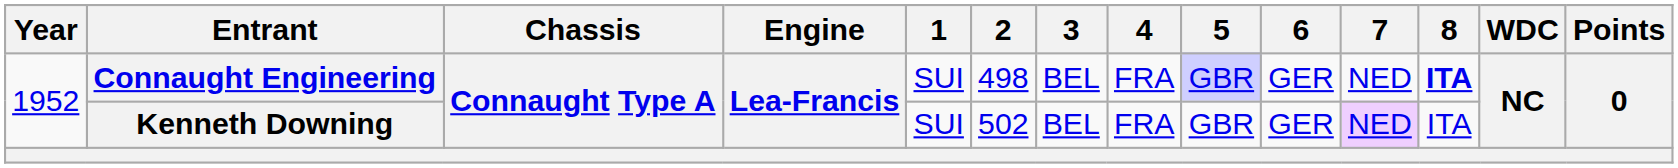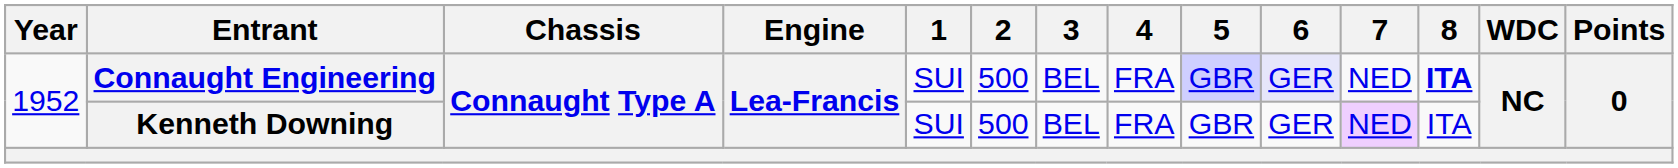(1003, 77) 498 -> (1003, 77) 500
(1301, 77) no background -> (1301, 77) lavender background
(1003, 125) 502 -> (1003, 125) 500
